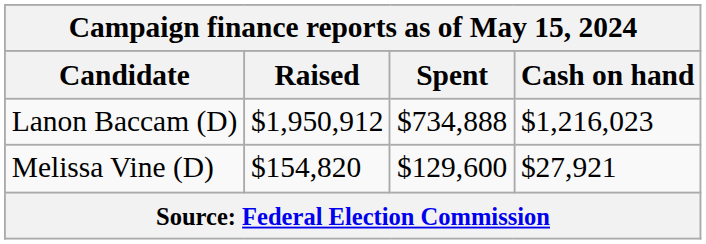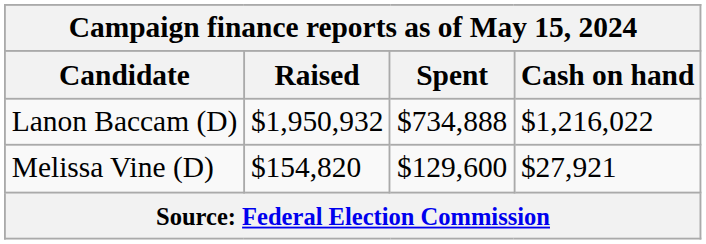(317, 121) $1,950,912 -> (317, 121) $1,950,932
(587, 121) $1,216,023 -> (587, 121) $1,216,022
